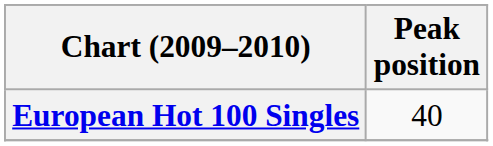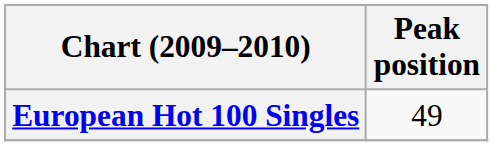(427, 114) 40 -> (427, 114) 49
